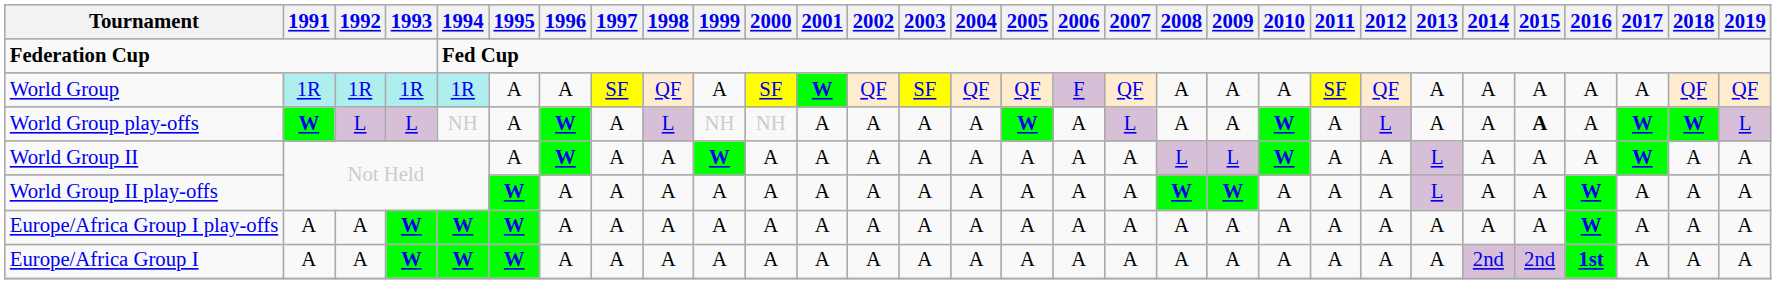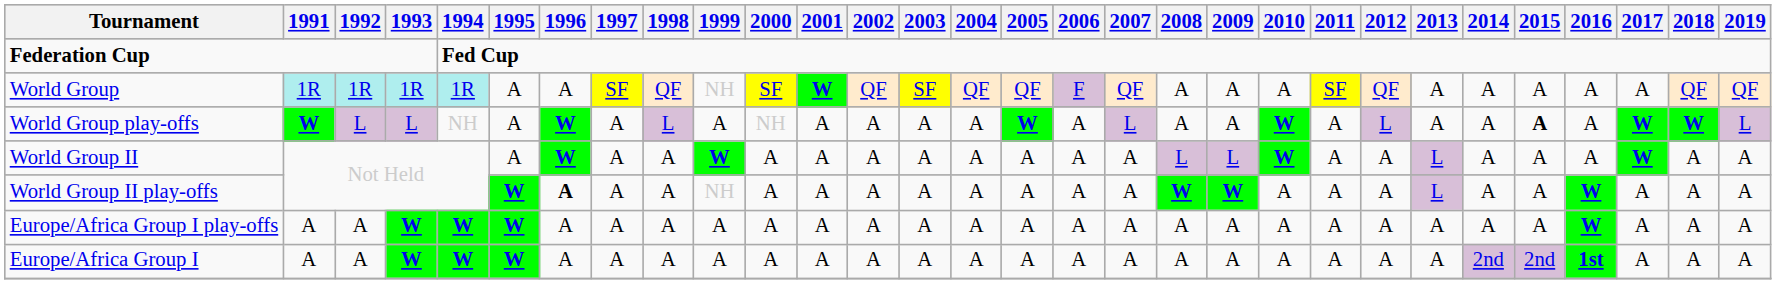(719, 89) A -> (719, 89) NH
(719, 123) NH -> (719, 123) A
(565, 192) normal -> (565, 192) bold
(719, 192) A -> (719, 192) NH
